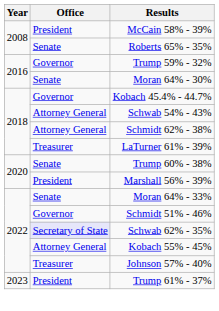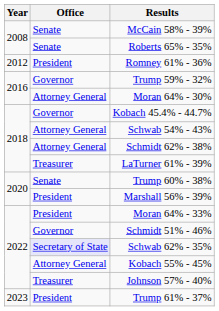(52, 29) President -> (47, 29) Senate
+ row: (169, 63)
(47, 79) Senate -> (70, 96) Attorney General
(47, 197) Senate -> (52, 213) President
